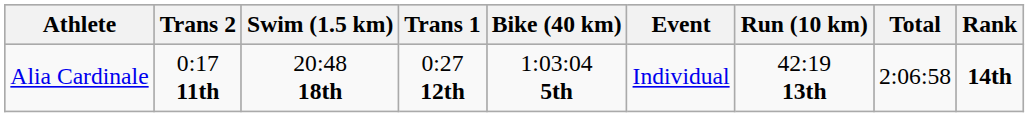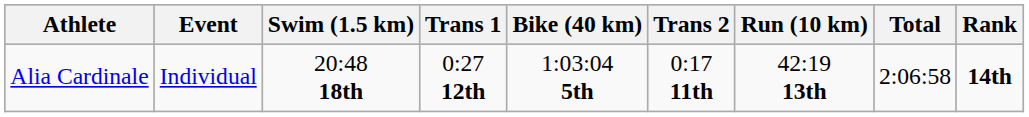columns swapped: (681, 24) <-> (198, 24)
